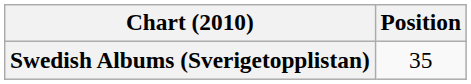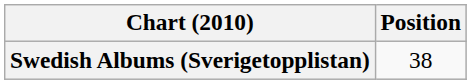(421, 60) 35 -> (421, 60) 38
